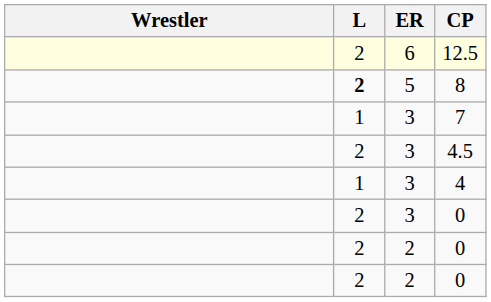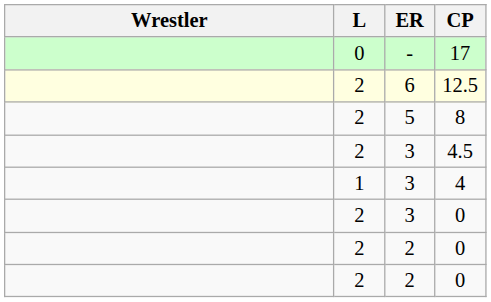+ row: (410, 53)
(359, 85) bold -> (359, 118) normal
- row: (410, 118)
